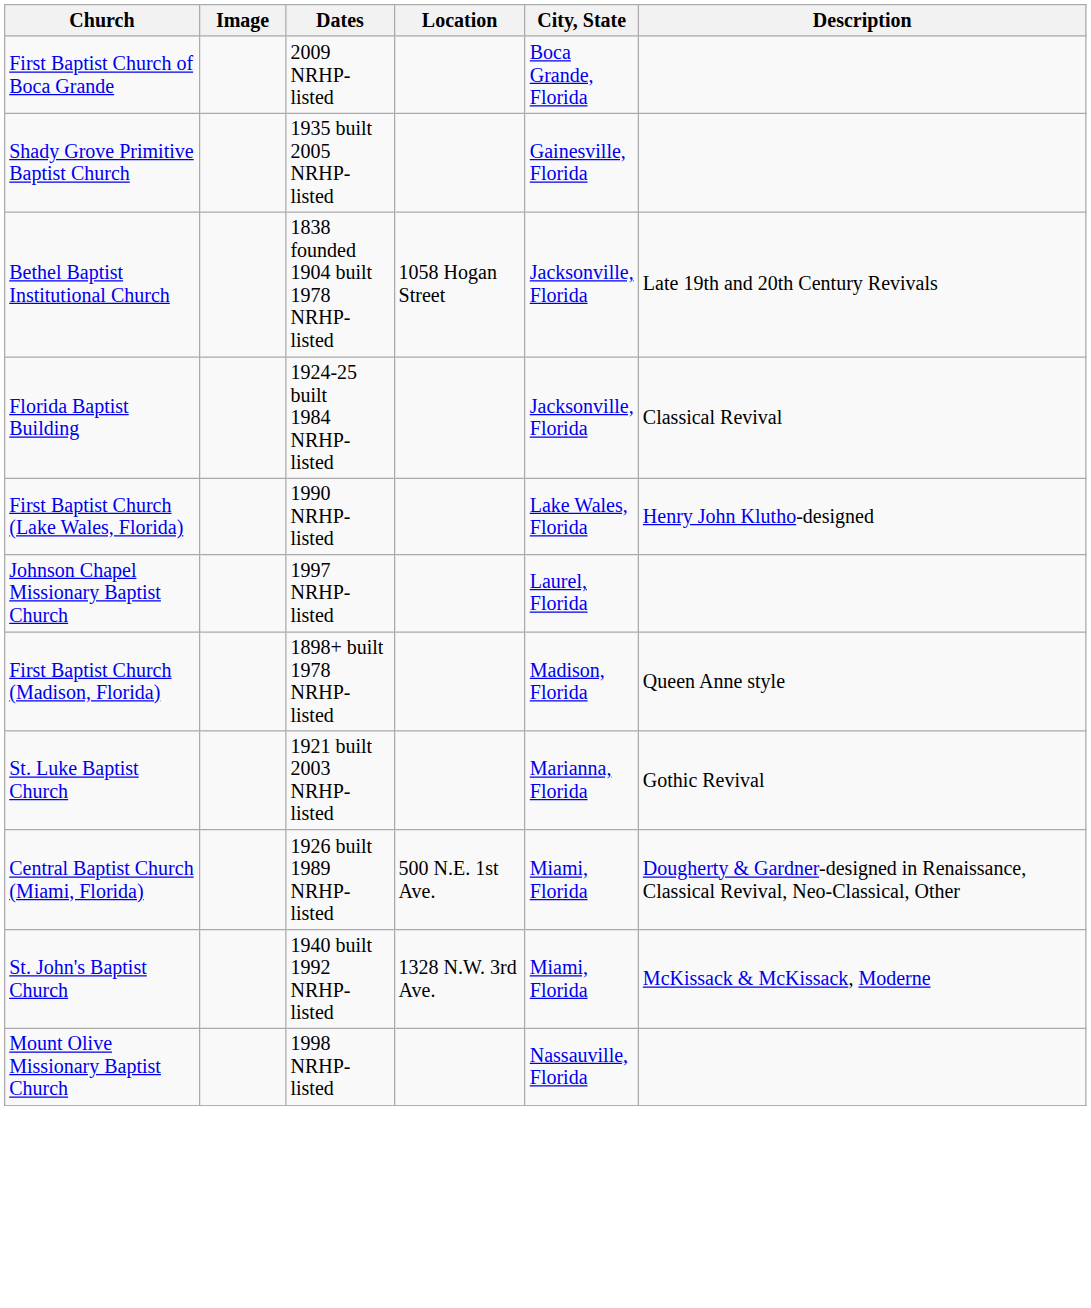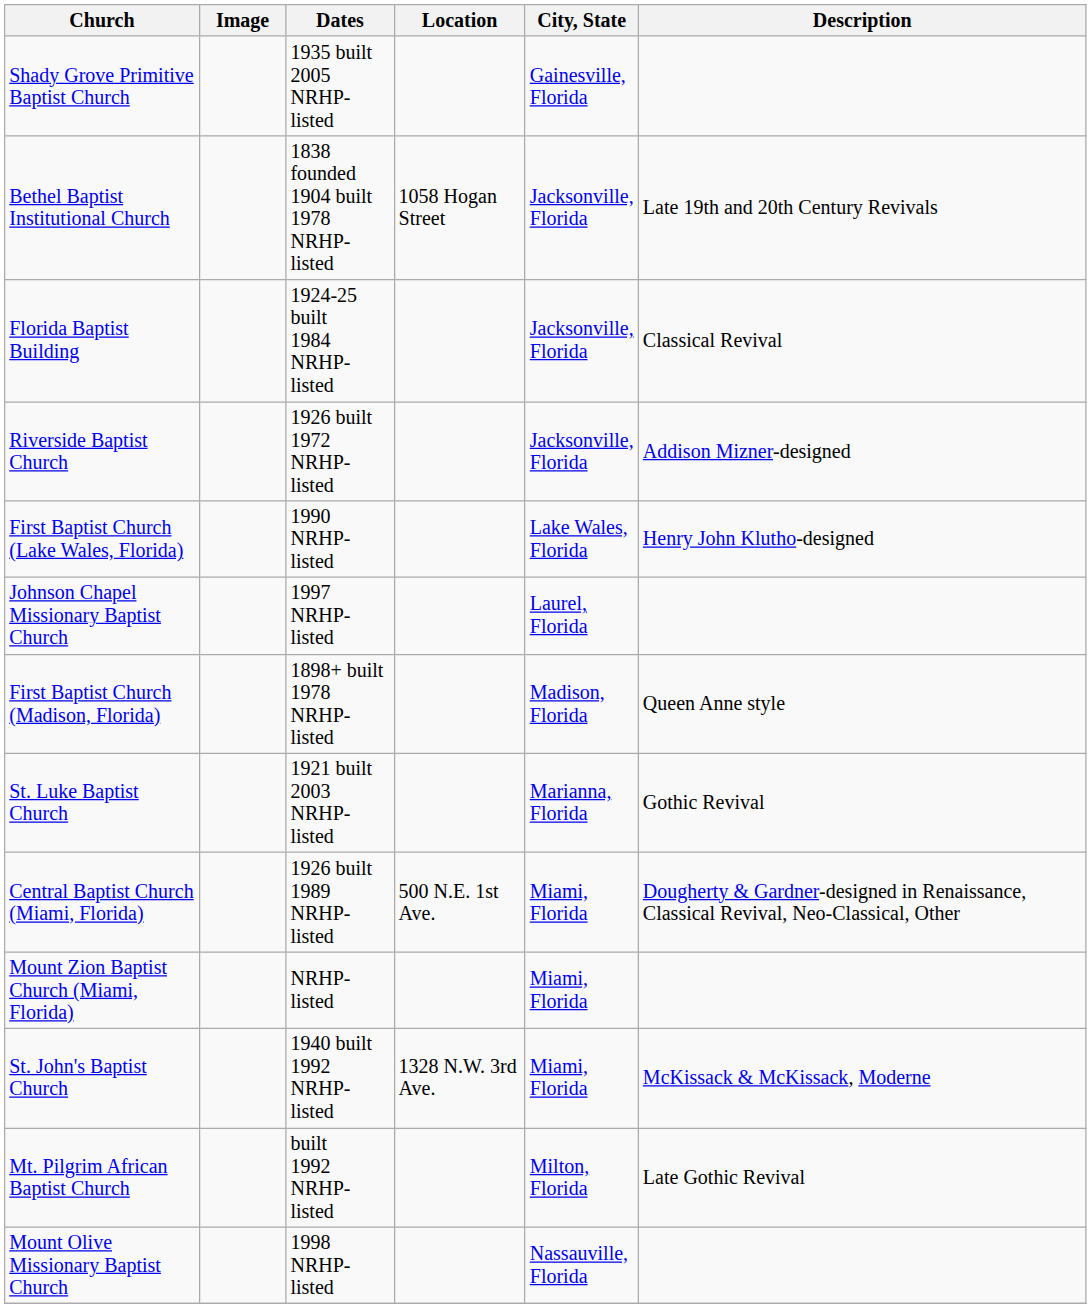- row: (101, 74)
+ row: (78, 450)
+ row: (88, 990)
+ row: (88, 1177)
